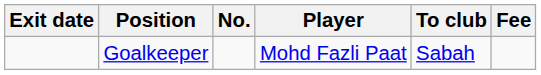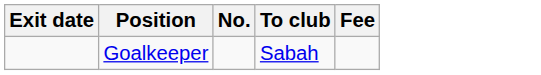- column: (333, 20)
